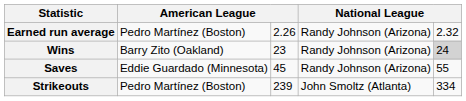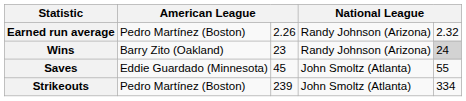(366, 68) Randy Johnson (Arizona) -> (356, 68) John Smoltz (Atlanta)
